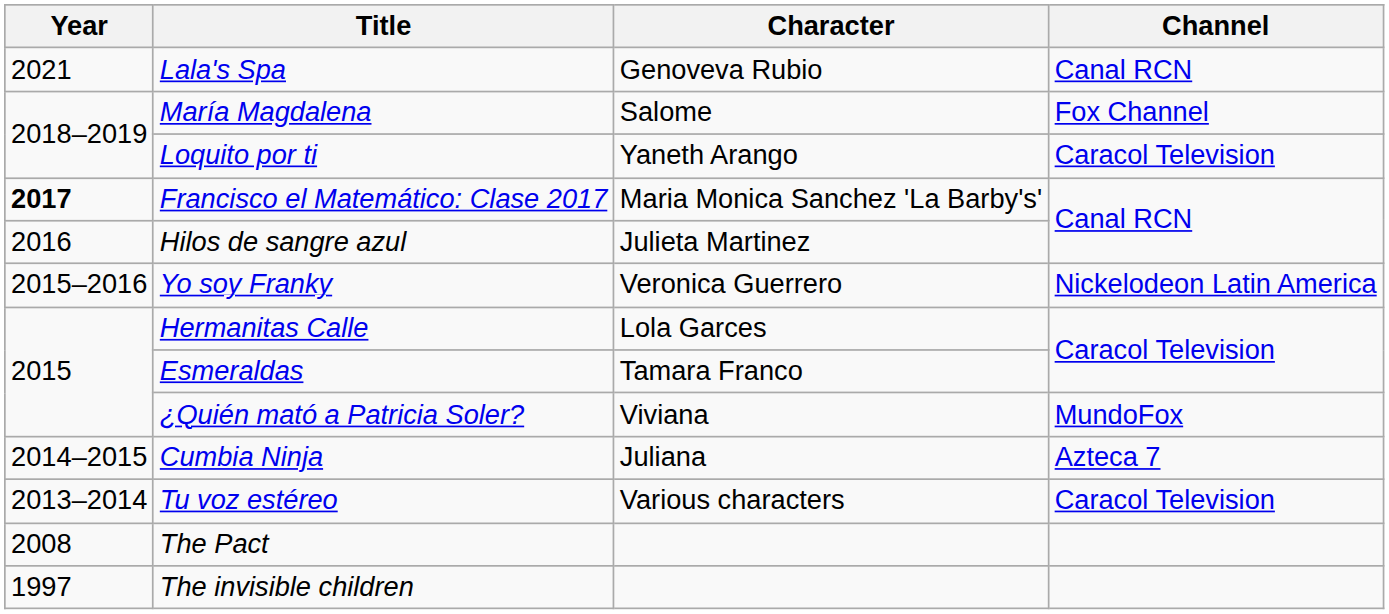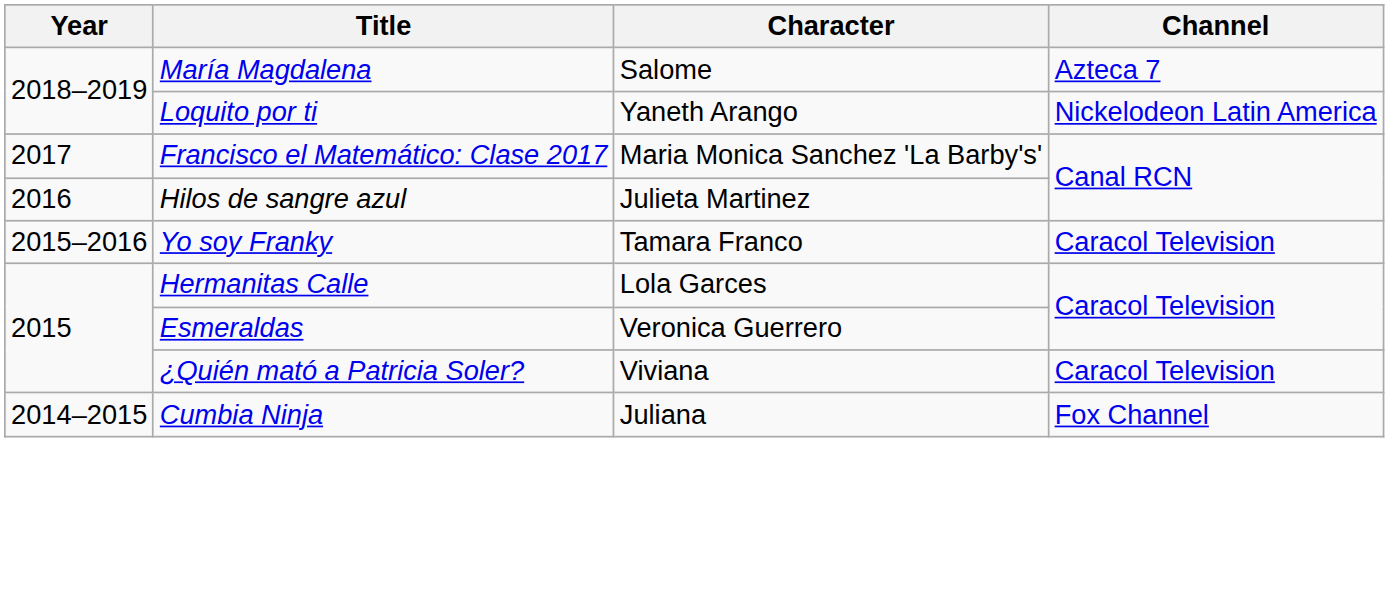- row: (223, 69)
(1132, 112) Fox Channel -> (1108, 69) Azteca 7
(1165, 155) Caracol Television -> (1216, 112) Nickelodeon Latin America
(41, 198) bold -> (41, 155) normal
(731, 284) Veronica Guerrero -> (711, 241) Tamara Franco
(1216, 284) Nickelodeon Latin America -> (1165, 241) Caracol Television
(711, 371) Tamara Franco -> (731, 328) Veronica Guerrero
(1119, 414) MundoFox -> (1165, 371) Caracol Television
(1108, 457) Azteca 7 -> (1132, 414) Fox Channel
- row: (249, 500)
- row: (214, 543)
- row: (287, 586)
